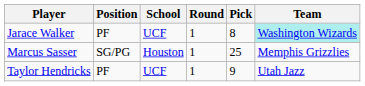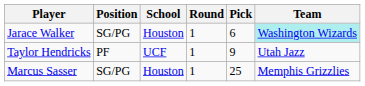(103, 33) PF -> (113, 33) SG/PG
(155, 33) UCF -> (163, 33) Houston
(232, 33) 8 -> (232, 33) 6
rows swapped: (49, 71) <-> (42, 52)
